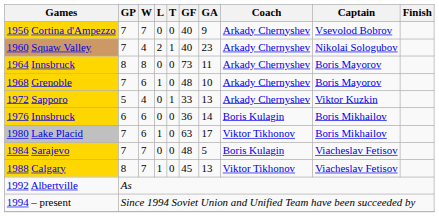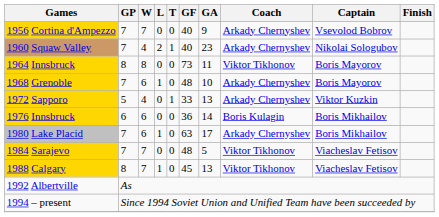(266, 64) Arkady Chernyshev -> (259, 64) Viktor Tikhonov
(259, 133) Viktor Tikhonov -> (266, 133) Arkady Chernyshev
(253, 151) Boris Kulagin -> (259, 151) Viktor Tikhonov
